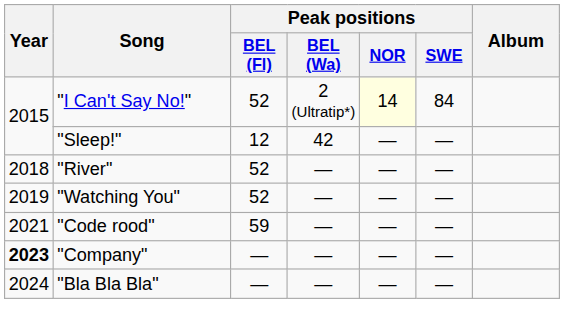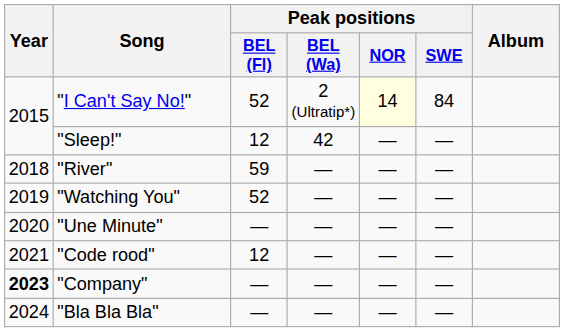(259, 168) 52 -> (259, 168) 59
+ row: (110, 226)
(259, 226) 59 -> (259, 255) 12
